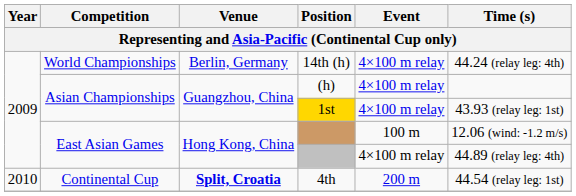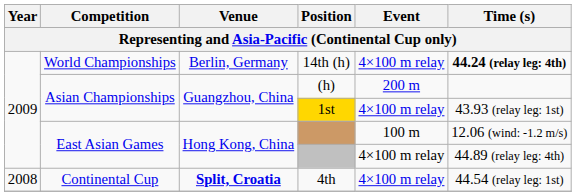(509, 62) normal -> (509, 62) bold
(401, 86) 4×100 m relay -> (401, 86) 200 m
(23, 179) 2010 -> (23, 179) 2008
(401, 179) 200 m -> (401, 179) 4×100 m relay
